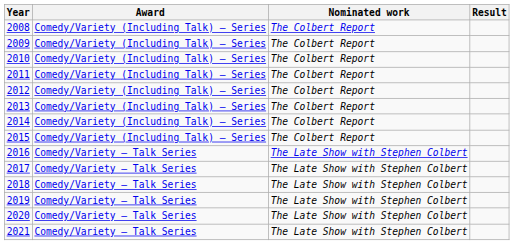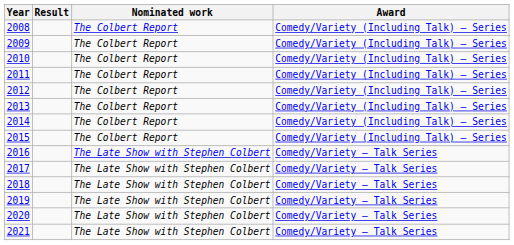columns swapped: (150, 12) <-> (490, 12)
